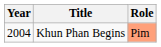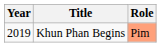(19, 32) 2004 -> (19, 32) 2019
